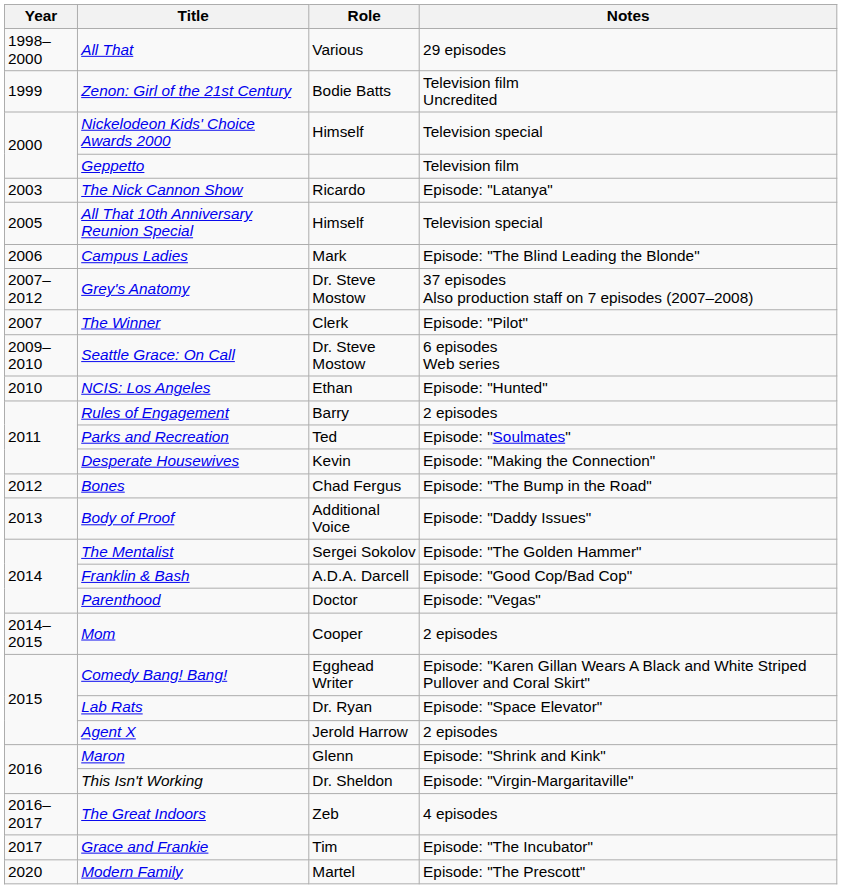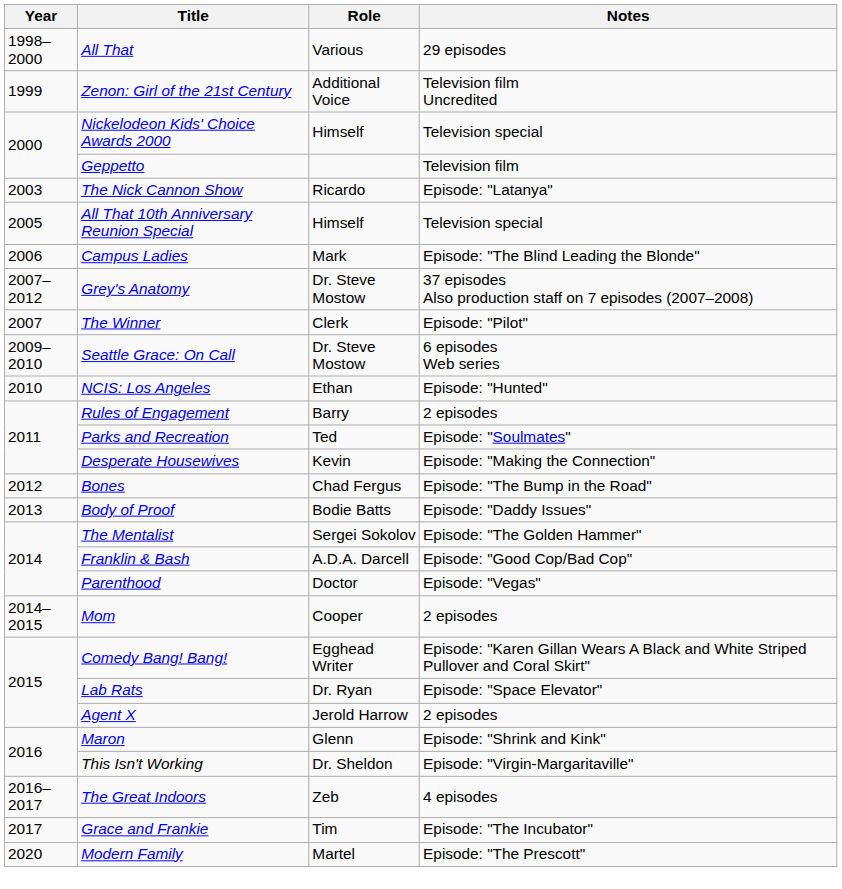(352, 91) Bodie Batts -> (346, 91) Additional Voice
(346, 518) Additional Voice -> (352, 510) Bodie Batts
